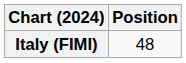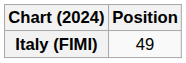(145, 44) 48 -> (145, 44) 49
